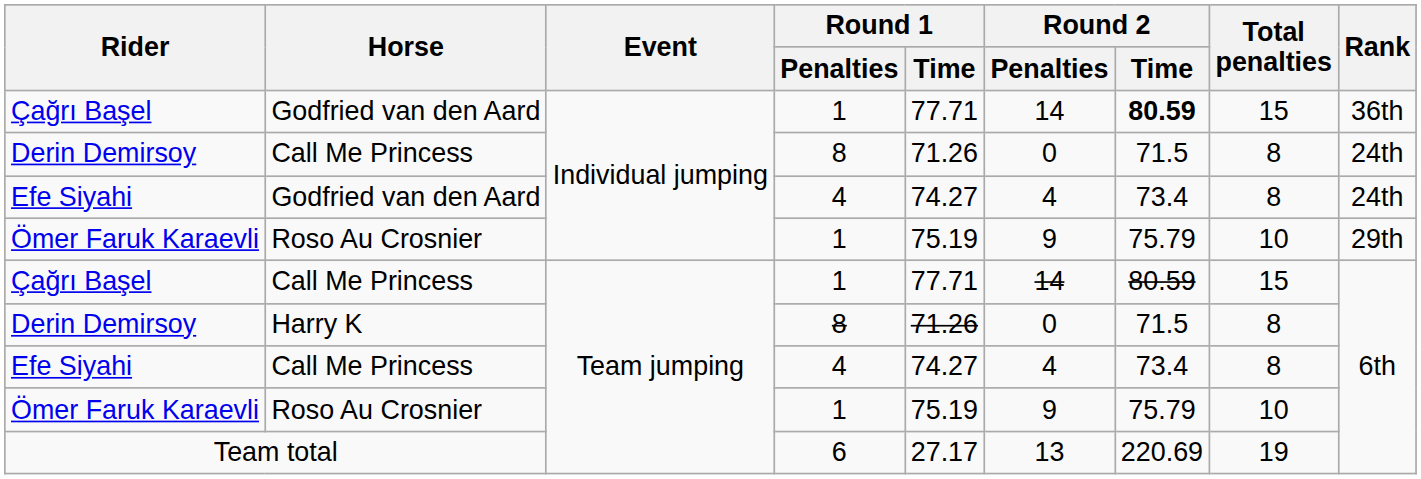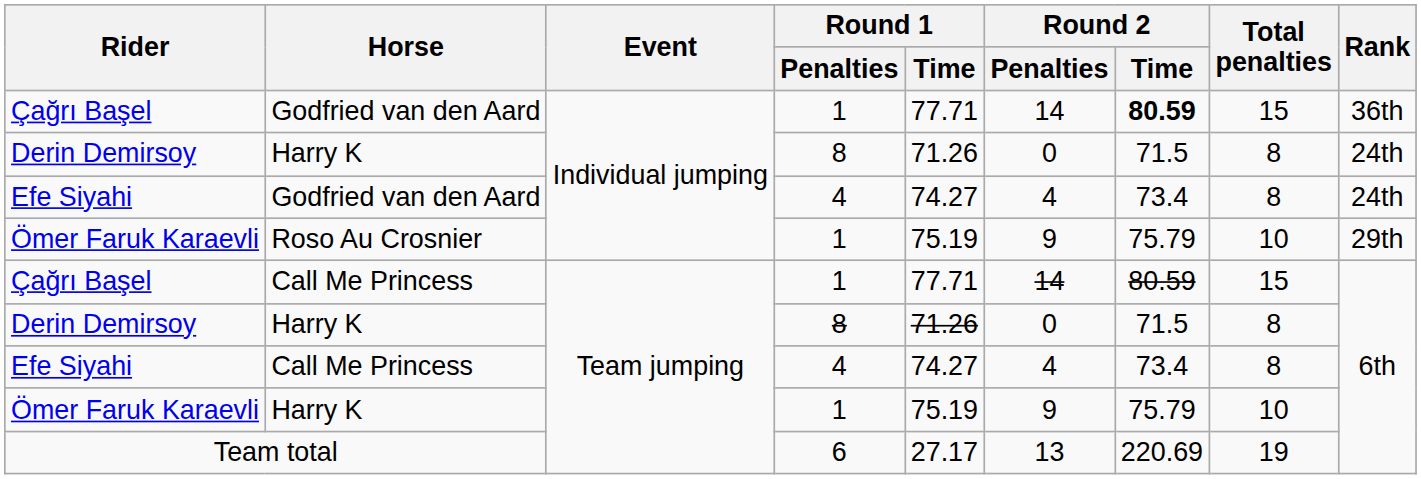(372, 153) Call Me Princess -> (317, 153) Harry K
(377, 409) Roso Au Crosnier -> (317, 409) Harry K
